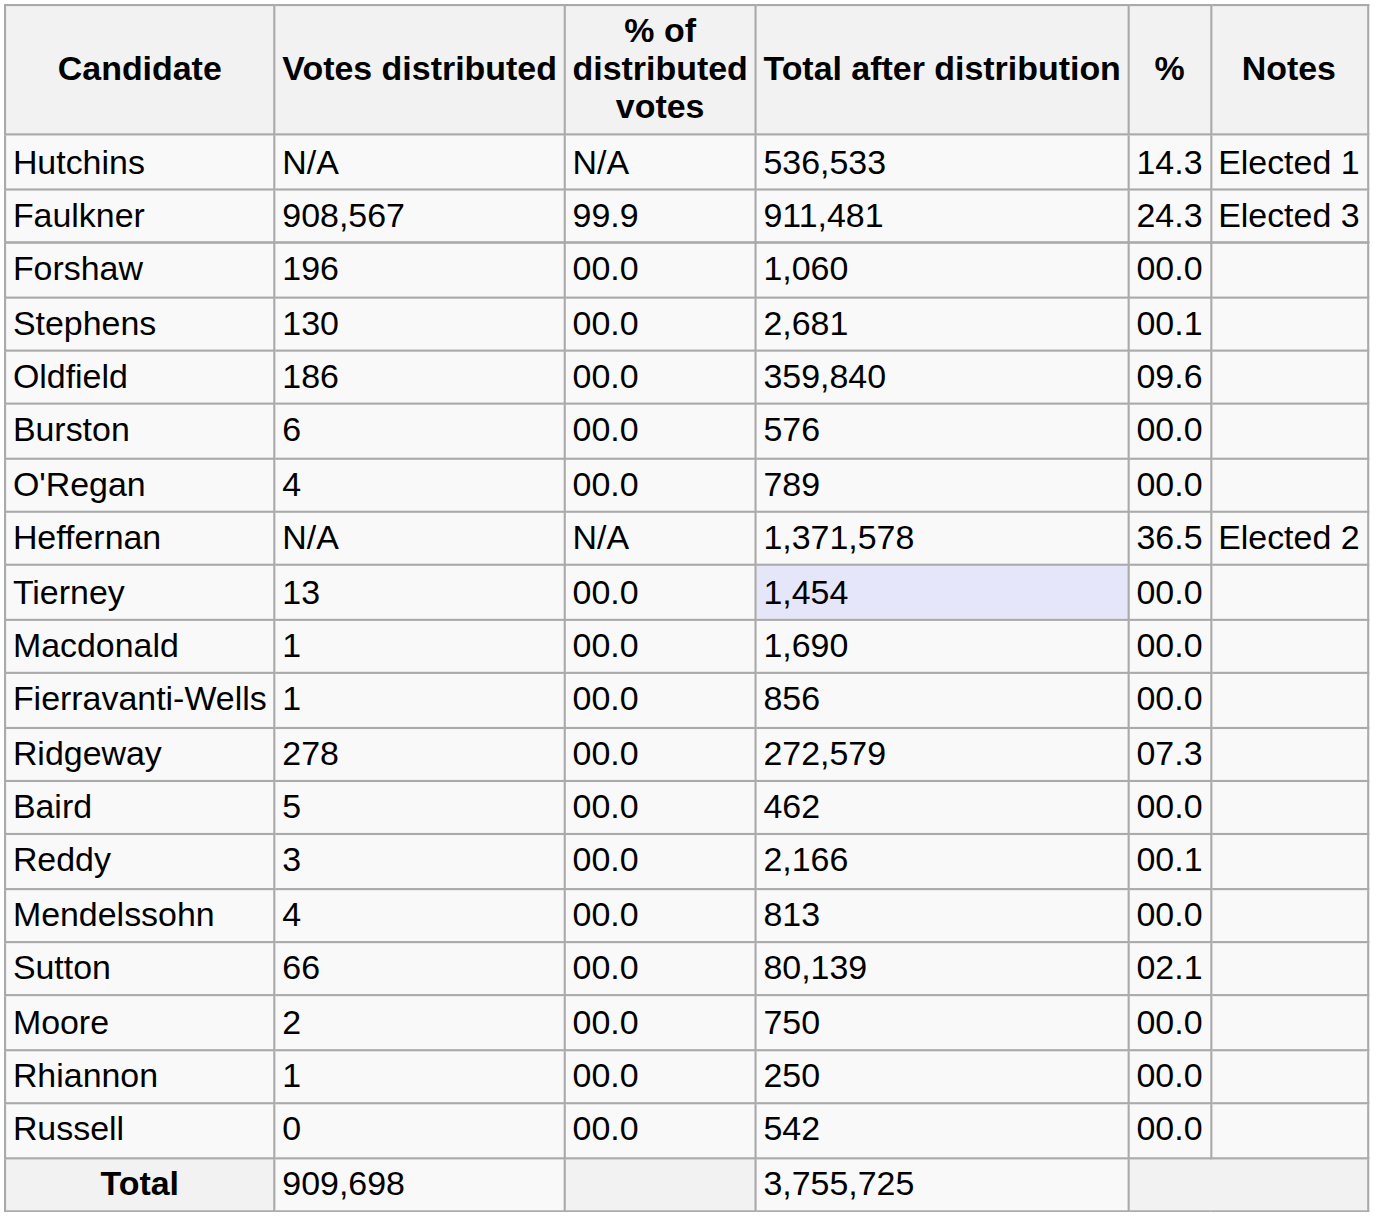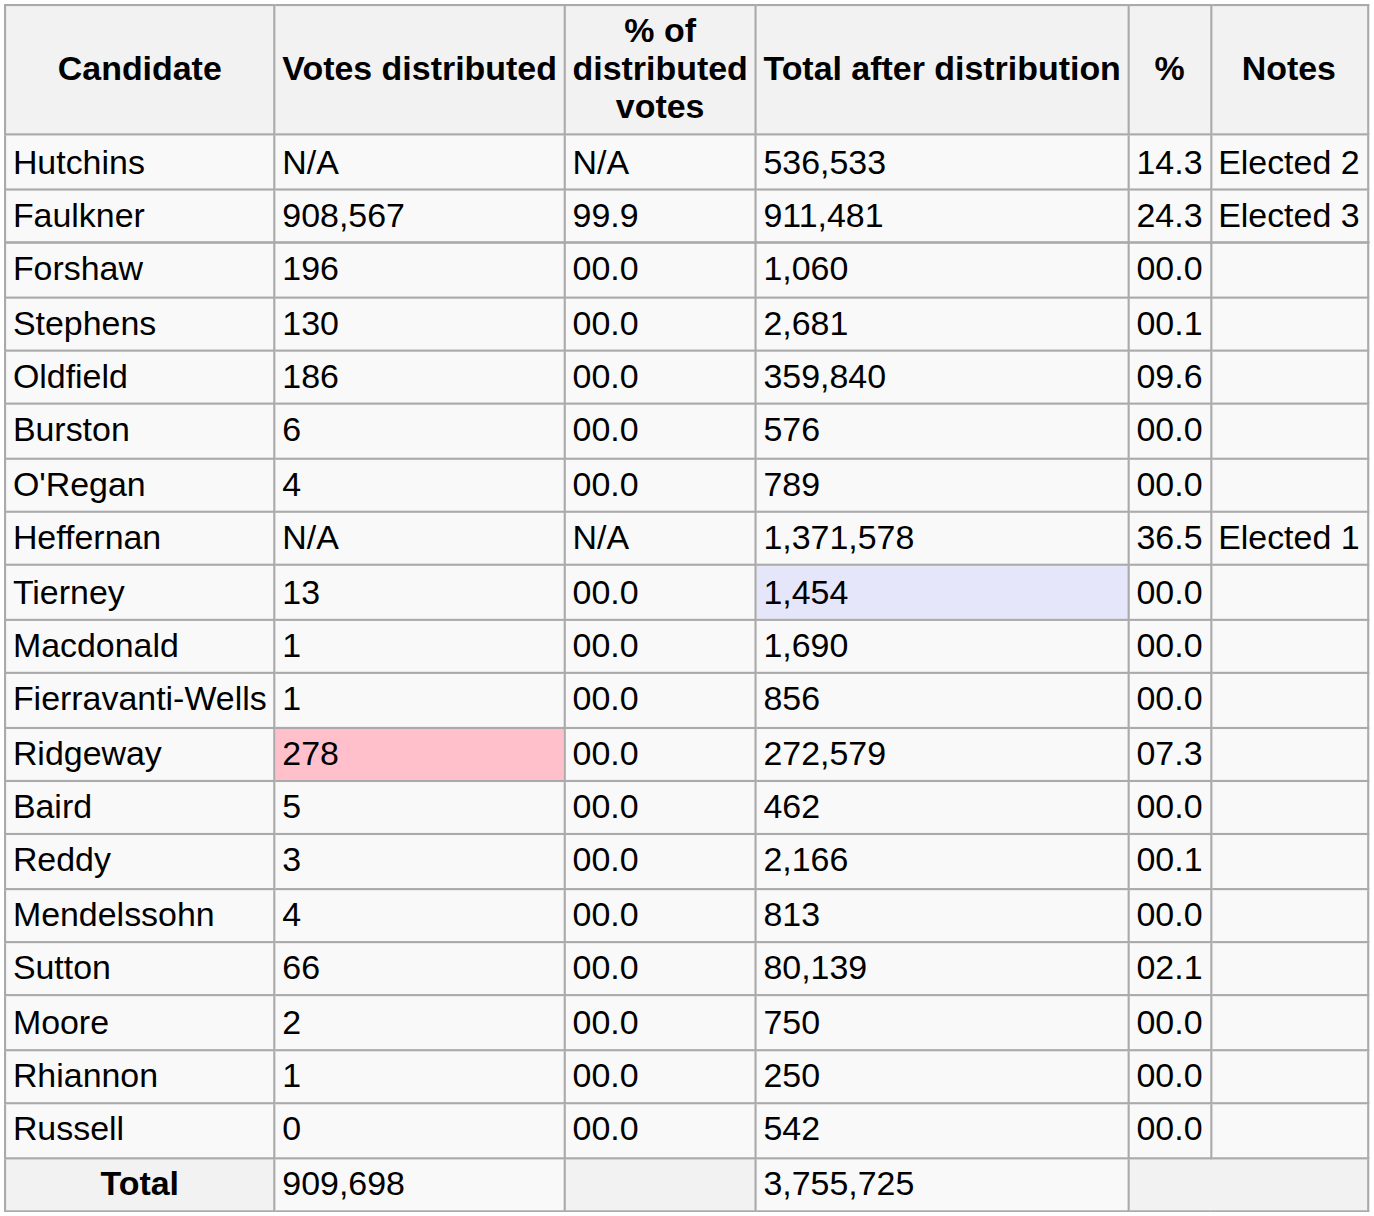(1289, 161) Elected 1 -> (1289, 161) Elected 2
(1289, 538) Elected 2 -> (1289, 538) Elected 1
(311, 753) no background -> (311, 753) pink background
